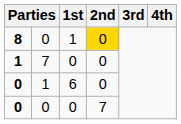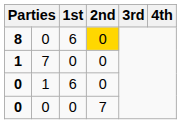(73, 38) 1 -> (73, 38) 6
